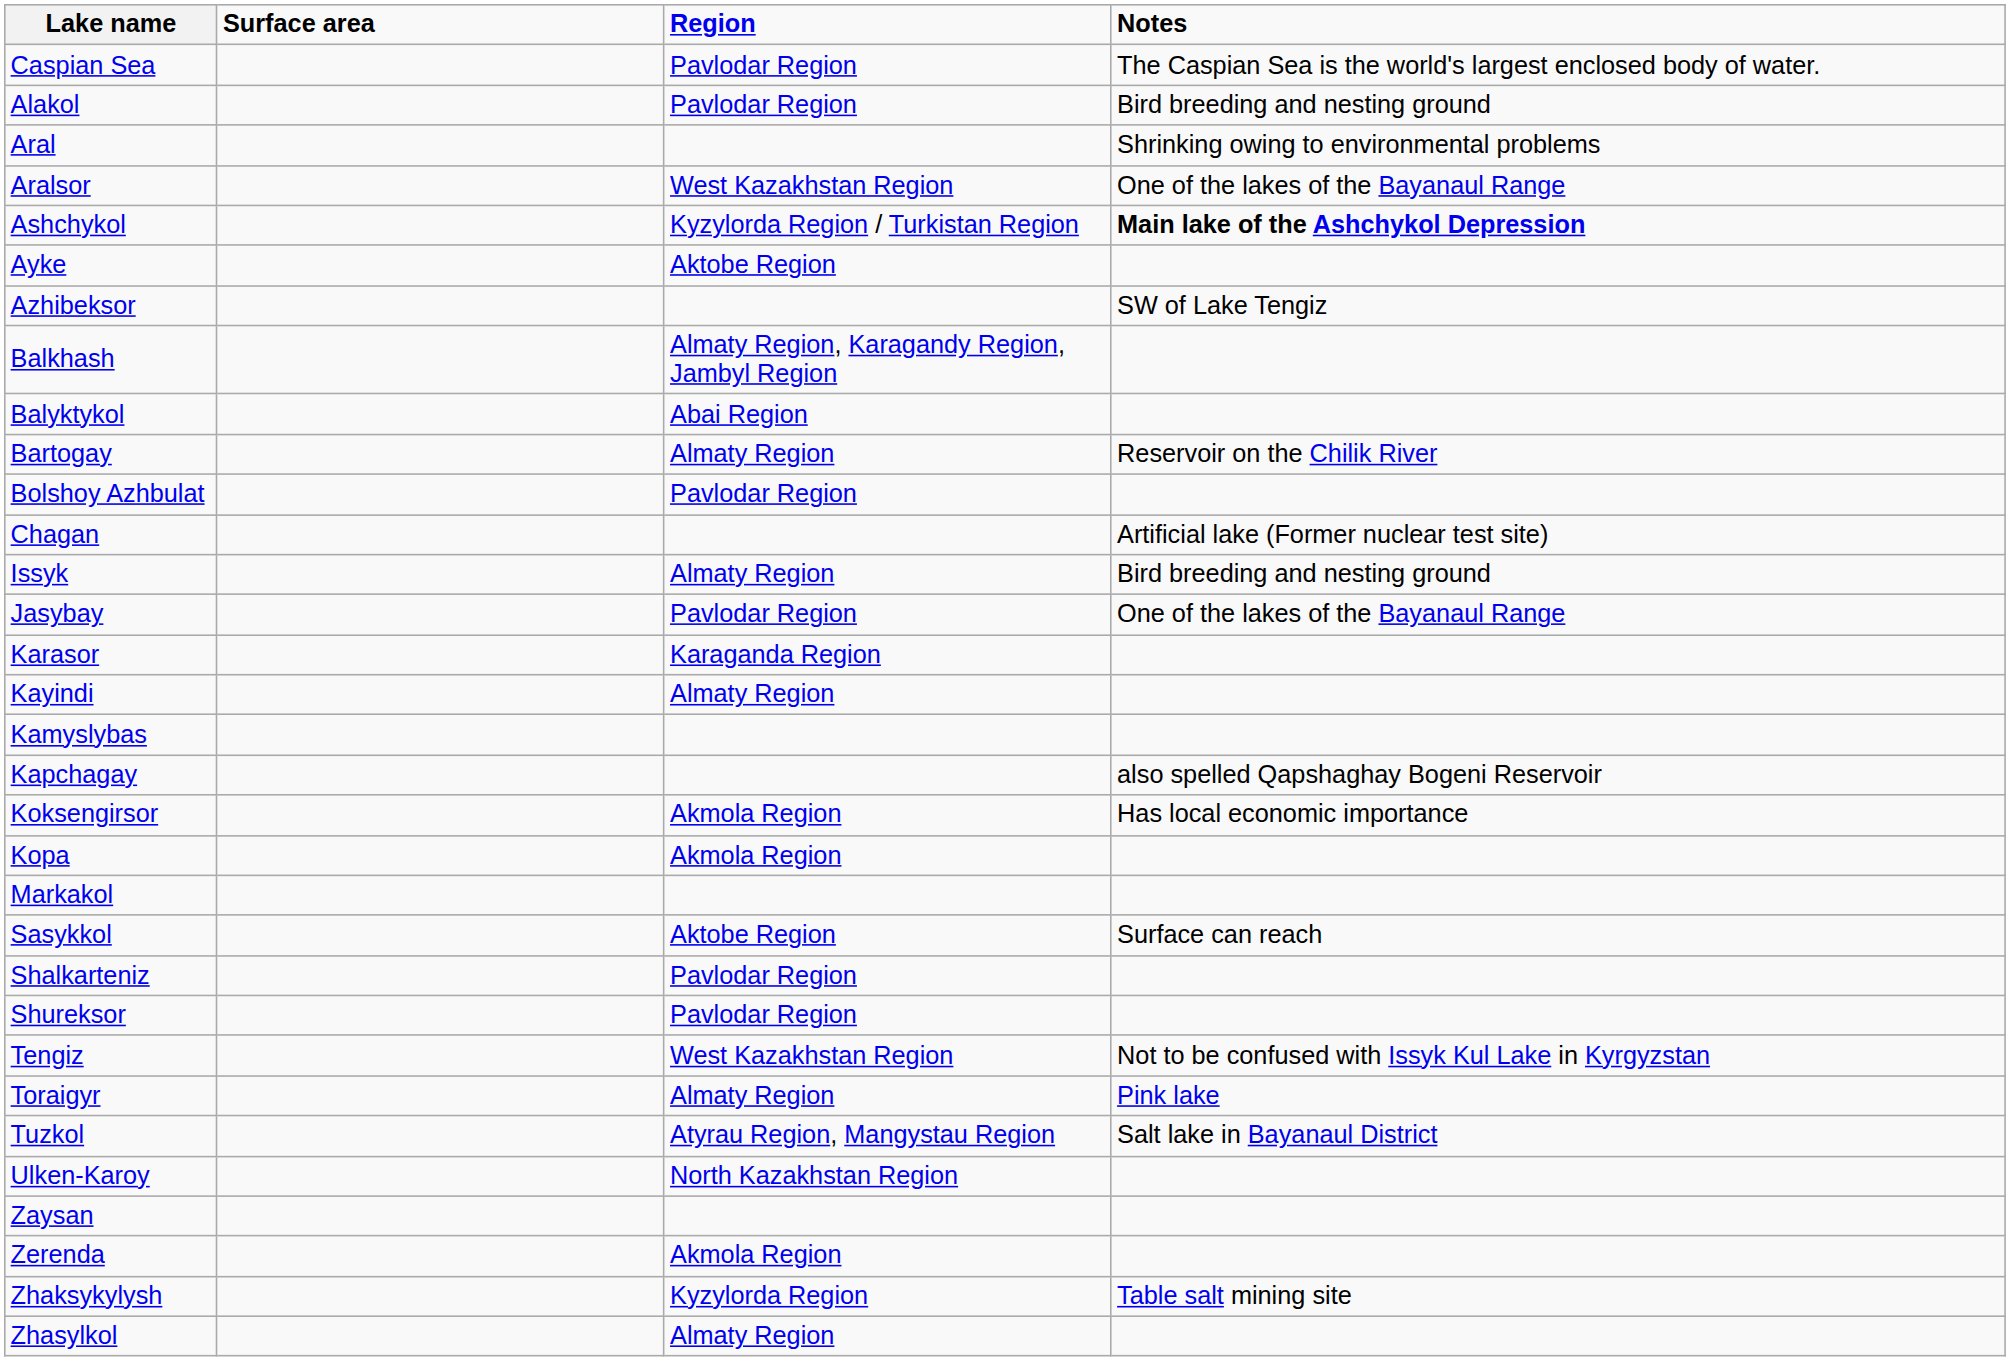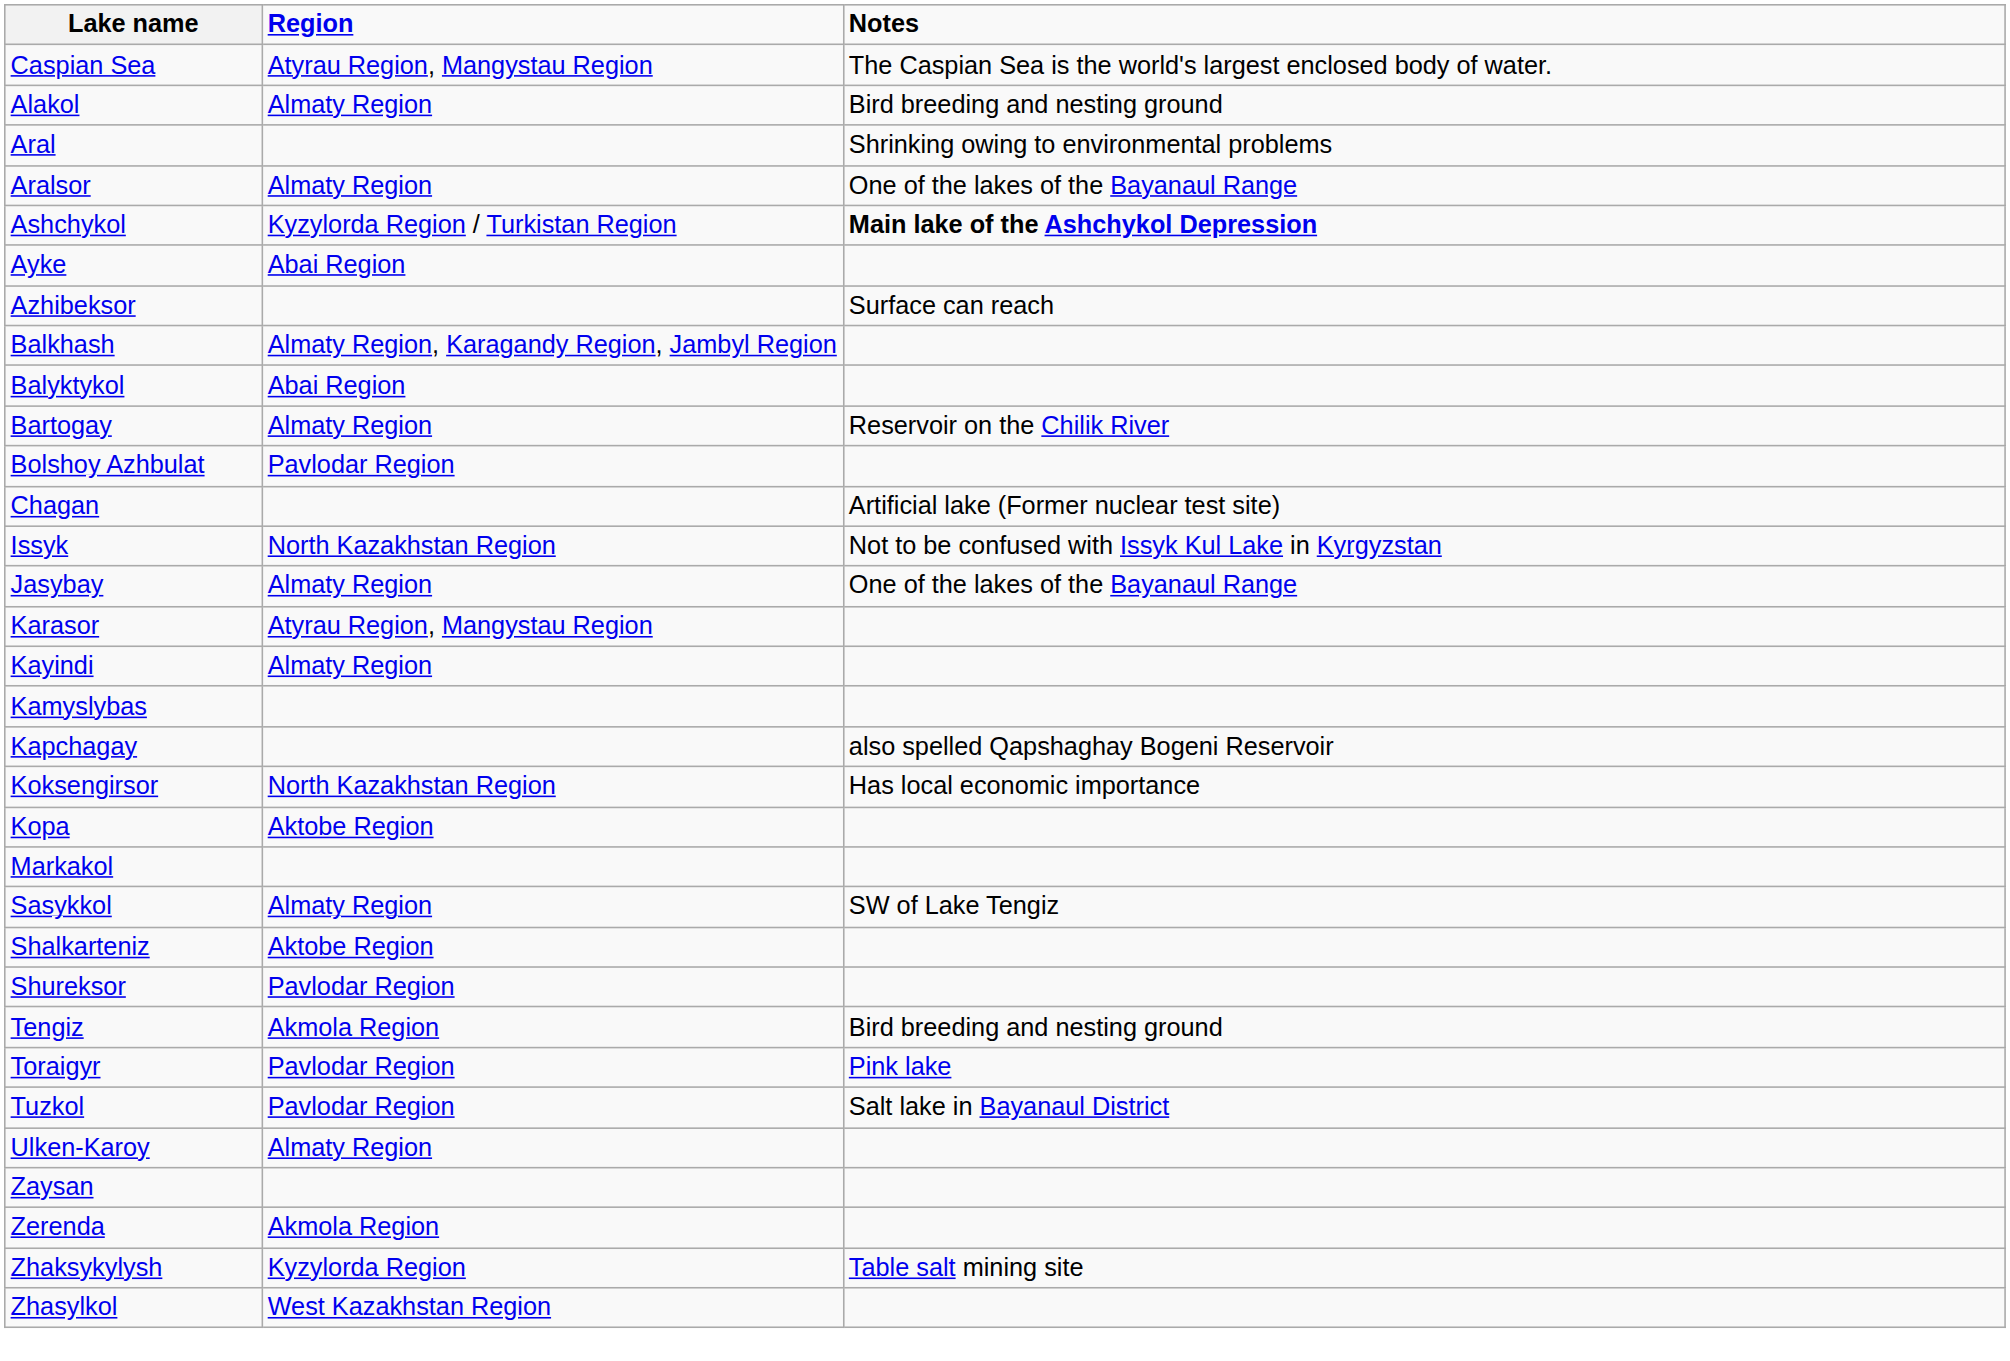- column: (299, 24)
(763, 64) Pavlodar Region -> (460, 64) Atyrau Region, Mangystau Region
(763, 104) Pavlodar Region -> (350, 104) Almaty Region
(812, 184) West Kazakhstan Region -> (350, 184) Almaty Region
(753, 265) Aktobe Region -> (337, 265) Abai Region
(1222, 305) SW of Lake Tengiz -> (951, 305) Surface can reach
(752, 574) Almaty Region -> (412, 545) North Kazakhstan Region
(1304, 574) Bird breeding and nesting ground -> (1145, 545) Not to be confused with Issyk Kul Lake in Kyrgyzstan
(763, 614) Pavlodar Region -> (350, 585) Almaty Region
(775, 654) Karaganda Region -> (460, 625) Atyrau Region, Mangystau Region
(756, 814) Akmola Region -> (412, 786) North Kazakhstan Region
(756, 854) Akmola Region -> (351, 826) Aktobe Region
(753, 935) Aktobe Region -> (350, 906) Almaty Region
(1220, 935) Surface can reach -> (954, 906) SW of Lake Tengiz
(763, 975) Pavlodar Region -> (351, 946) Aktobe Region
(812, 1055) West Kazakhstan Region -> (353, 1026) Akmola Region
(1414, 1055) Not to be confused with Issyk Kul Lake in Kyrgyzstan -> (1036, 1026) Bird breeding and nesting ground
(752, 1095) Almaty Region -> (361, 1066) Pavlodar Region
(863, 1135) Atyrau Region, Mangystau Region -> (361, 1107) Pavlodar Region
(814, 1175) North Kazakhstan Region -> (350, 1147) Almaty Region
(752, 1335) Almaty Region -> (409, 1307) West Kazakhstan Region
